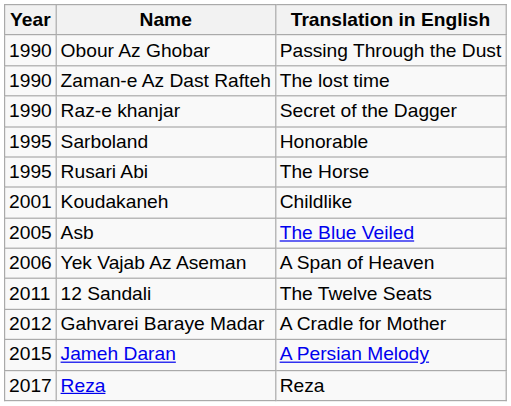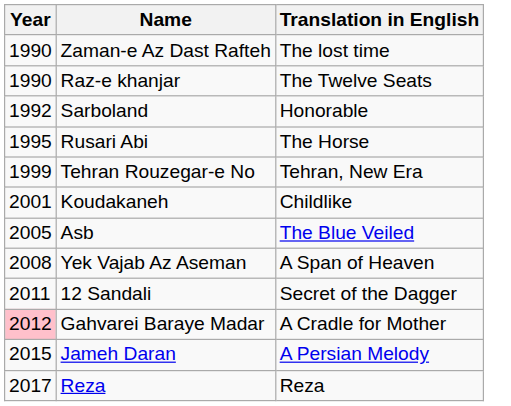- row: (135, 50)
(368, 111) Secret of the Dagger -> (356, 80) The Twelve Seats
(30, 141) 1995 -> (30, 111) 1992
+ row: (158, 171)
(30, 263) 2006 -> (30, 263) 2008
(356, 293) The Twelve Seats -> (368, 293) Secret of the Dagger
(30, 324) no background -> (30, 324) pink background
